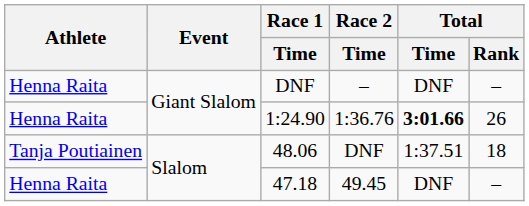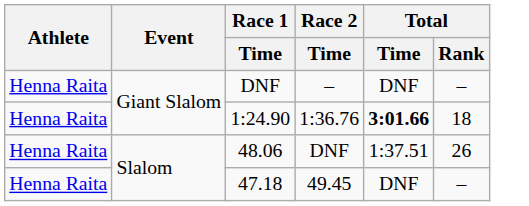(496, 118) 26 -> (461, 118) 18
(76, 151) Tanja Poutiainen -> (58, 151) Henna Raita
(496, 151) 18 -> (461, 151) 26
